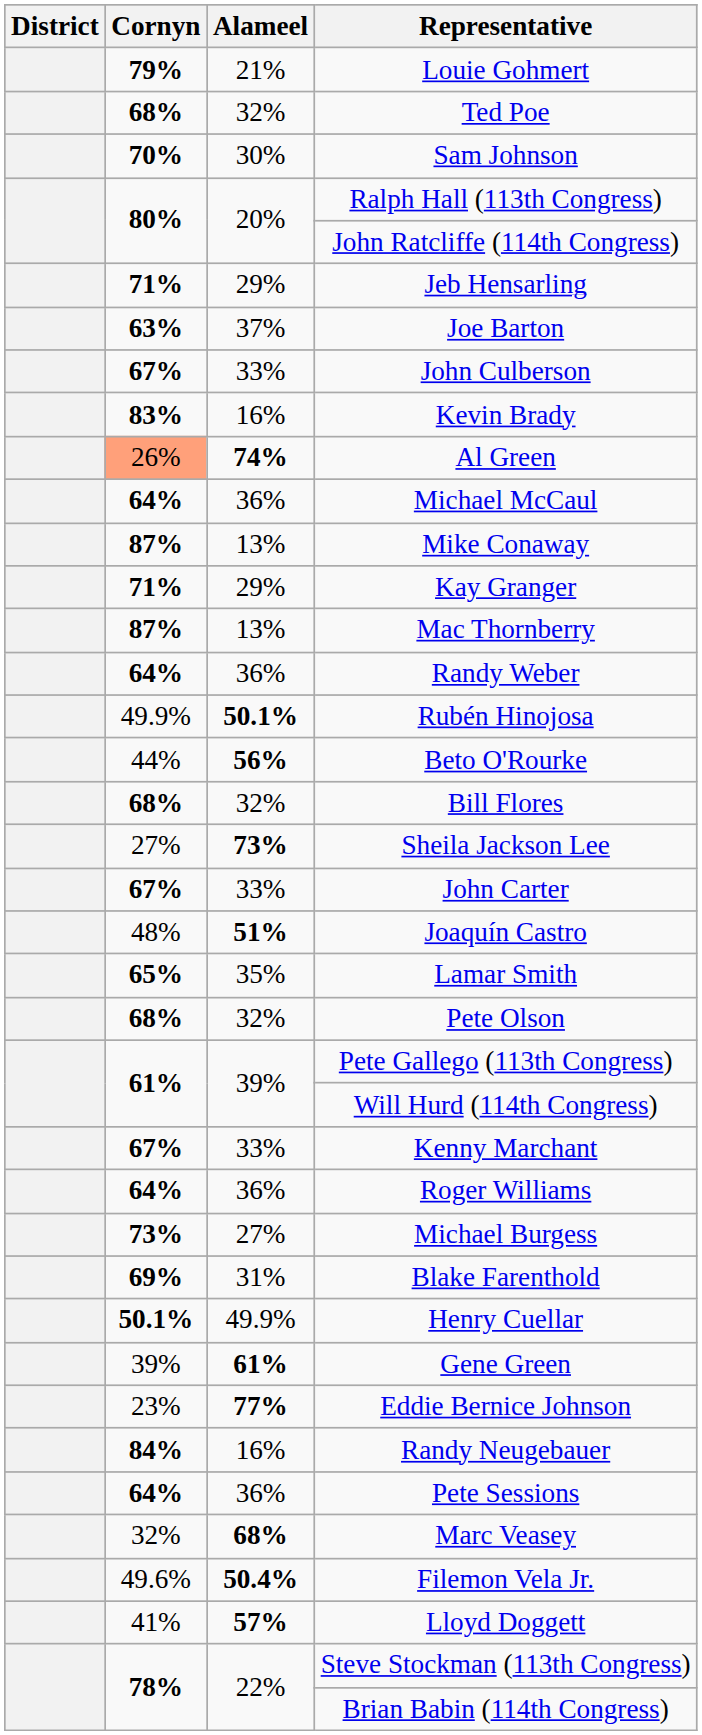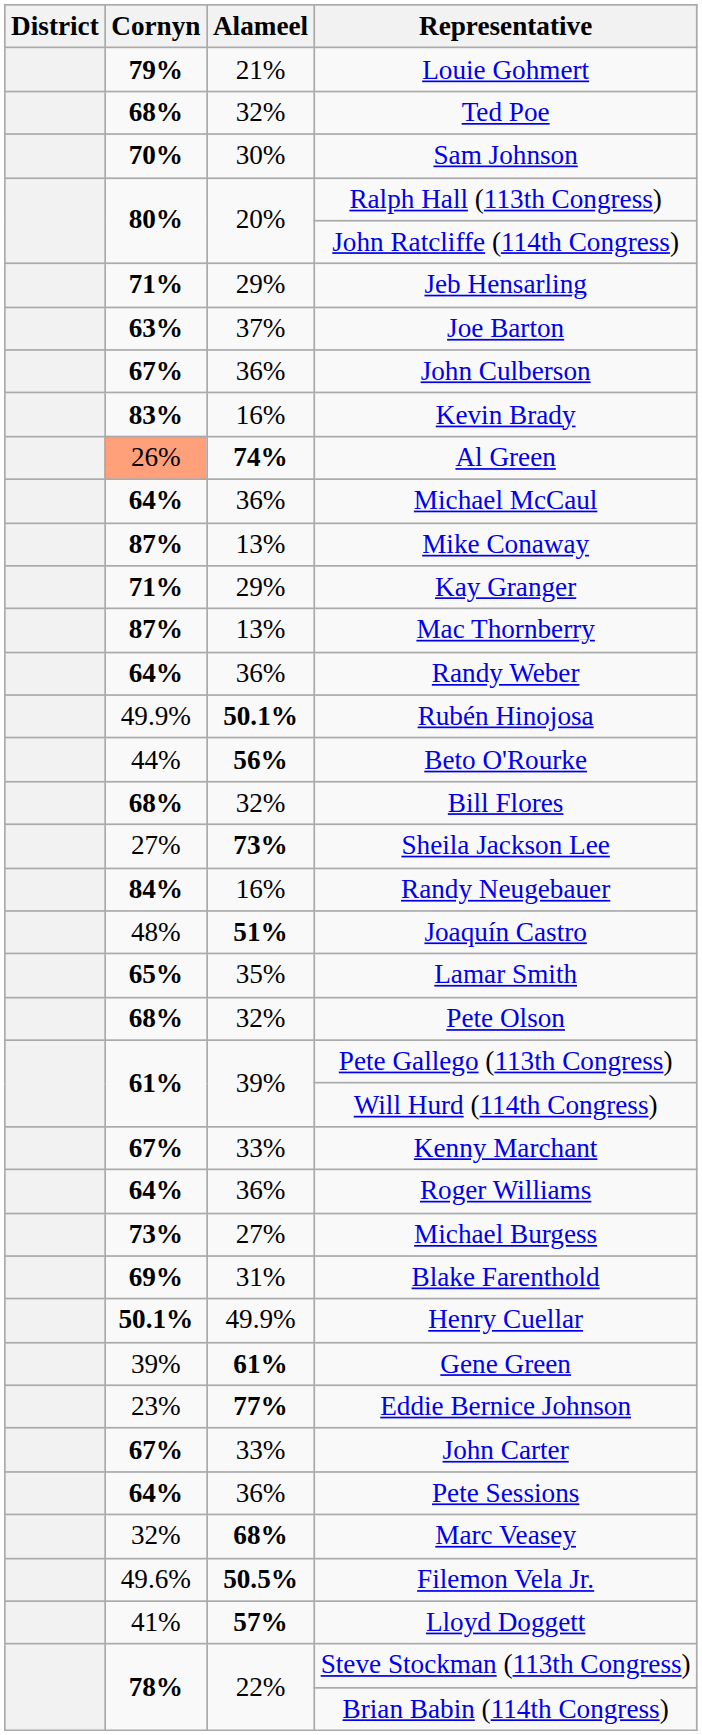(261, 371) 33% -> (261, 371) 36%
rows swapped: (506, 1449) <-> (506, 888)
(261, 1579) 50.4% -> (261, 1579) 50.5%
